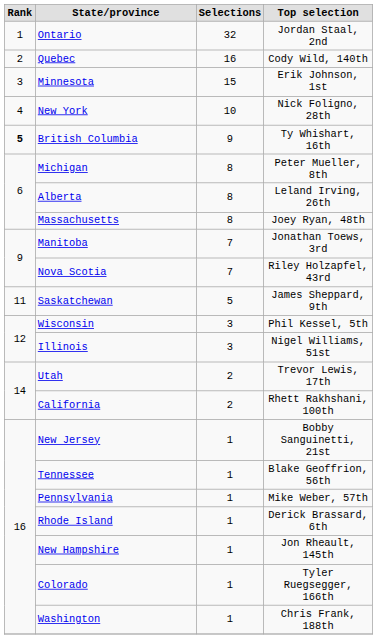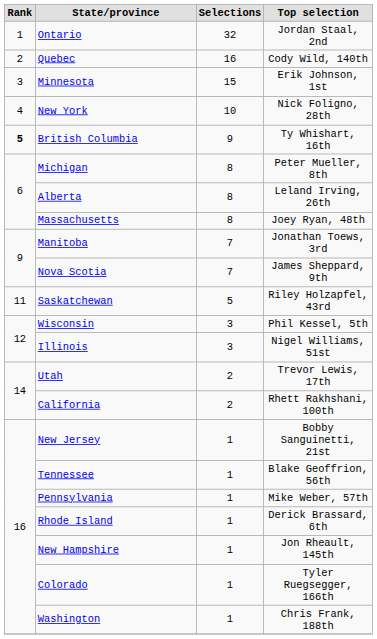(318, 272) Riley Holzapfel, 43rd -> (318, 272) James Sheppard, 9th
(318, 301) James Sheppard, 9th -> (318, 301) Riley Holzapfel, 43rd
